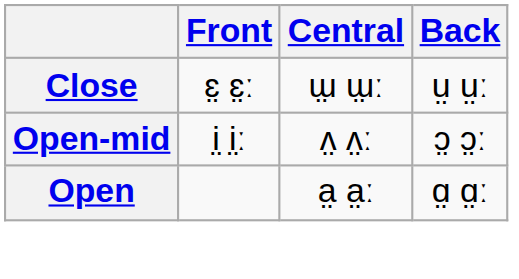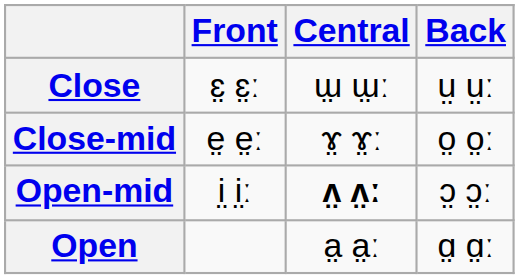+ row: (94, 138)
(346, 138) normal -> (352, 191) bold
